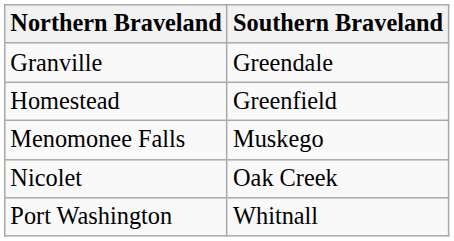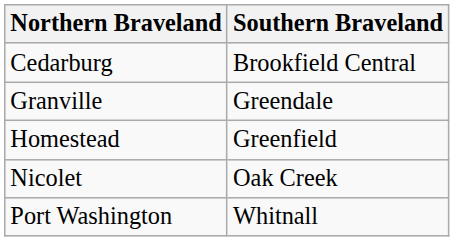+ row: (61, 62)
- row: (98, 139)
